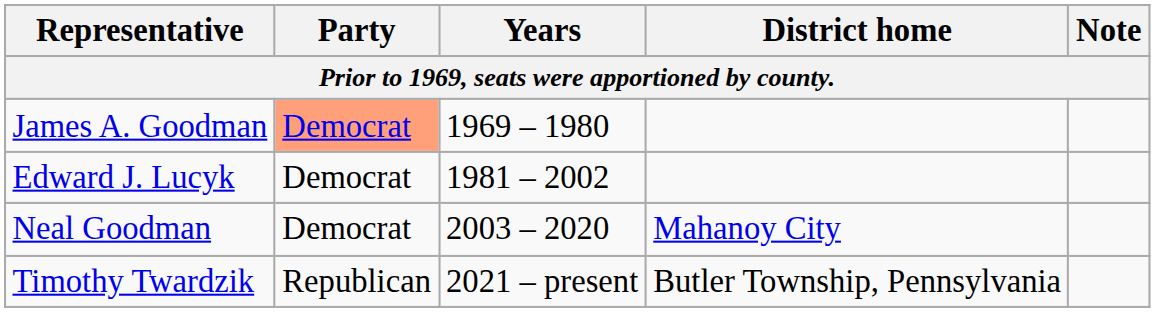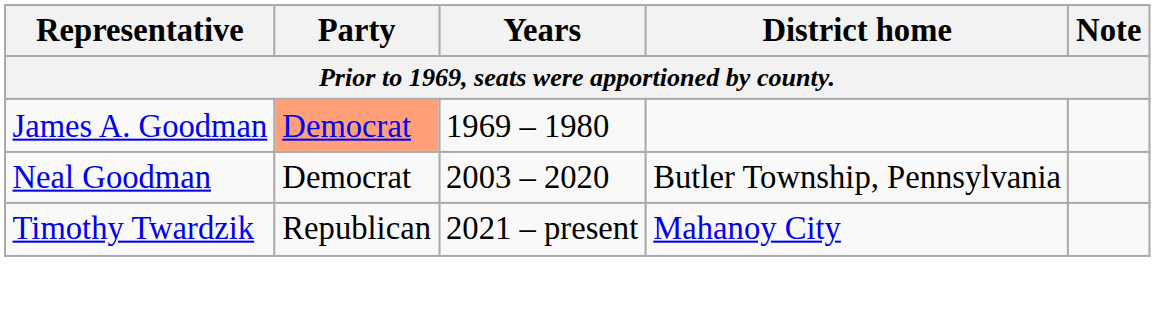- row: (124, 176)
(747, 228) Mahanoy City -> (857, 176) Butler Township, Pennsylvania
(857, 280) Butler Township, Pennsylvania -> (747, 228) Mahanoy City
